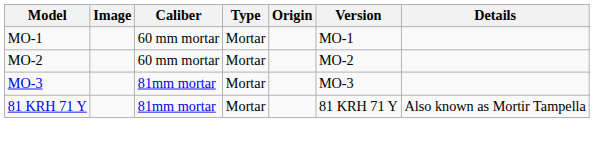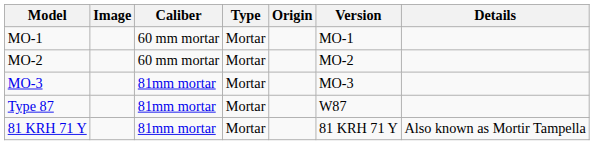+ row: (31, 106)
